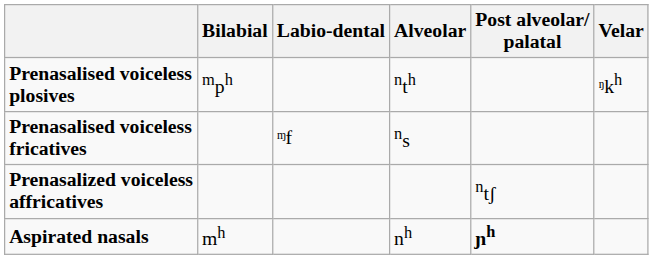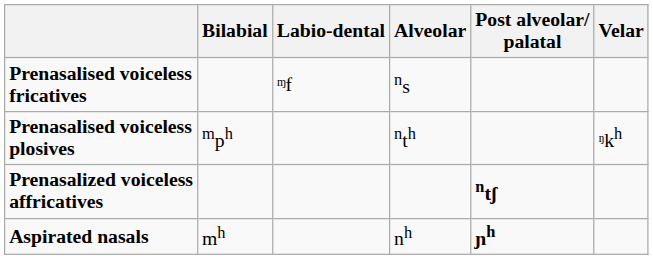rows swapped: (101, 84) <-> (101, 137)
(485, 191) normal -> (486, 191) bold
